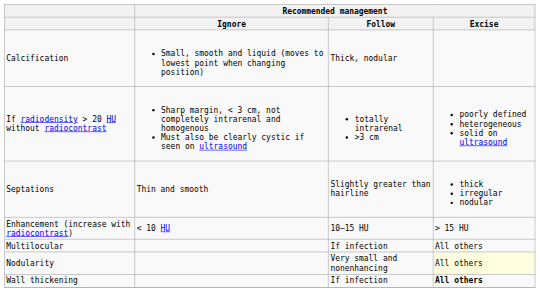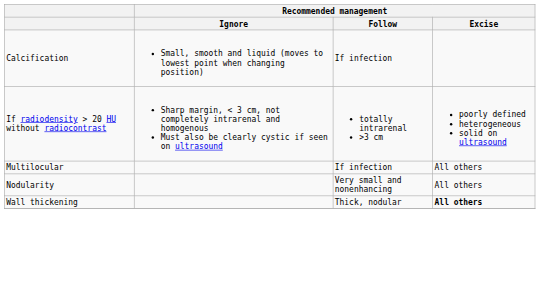(364, 58) Thick, nodular -> (363, 58) If infection
- row: (30, 189)
- row: (68, 228)
(459, 263) lightyellow background -> (458, 185) no background
(359, 281) If infection -> (368, 202) Thick, nodular
